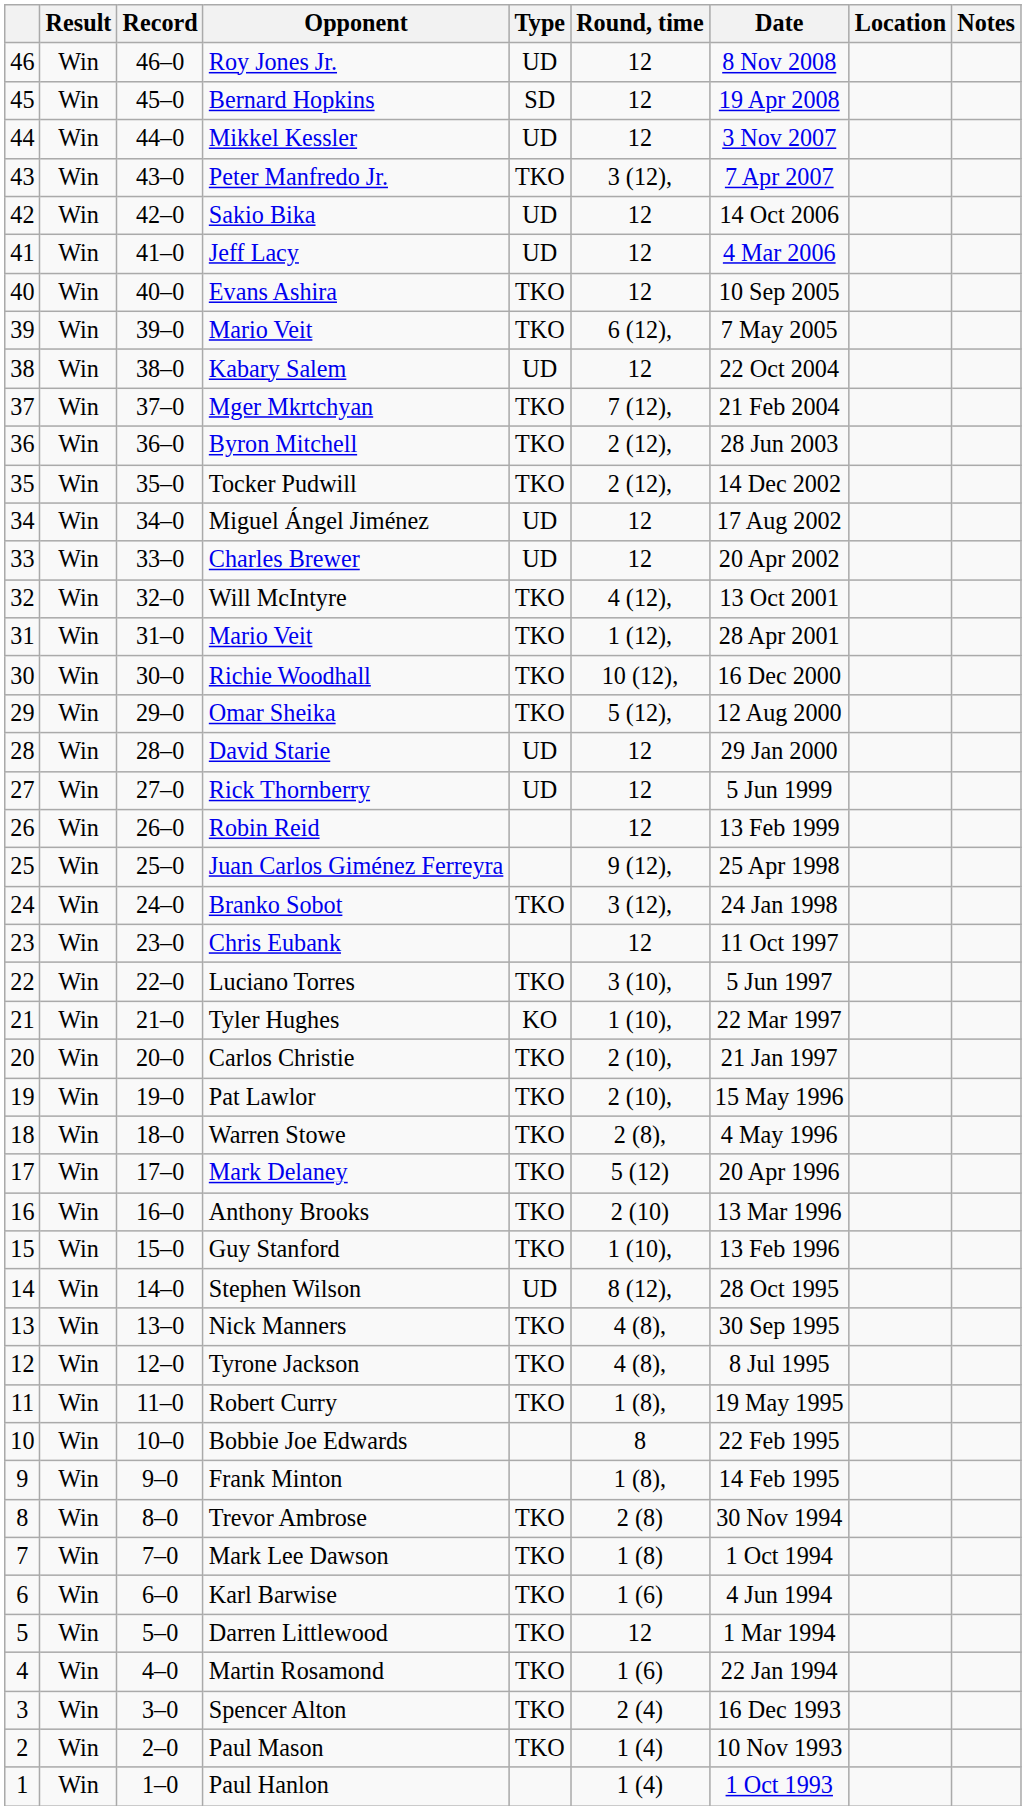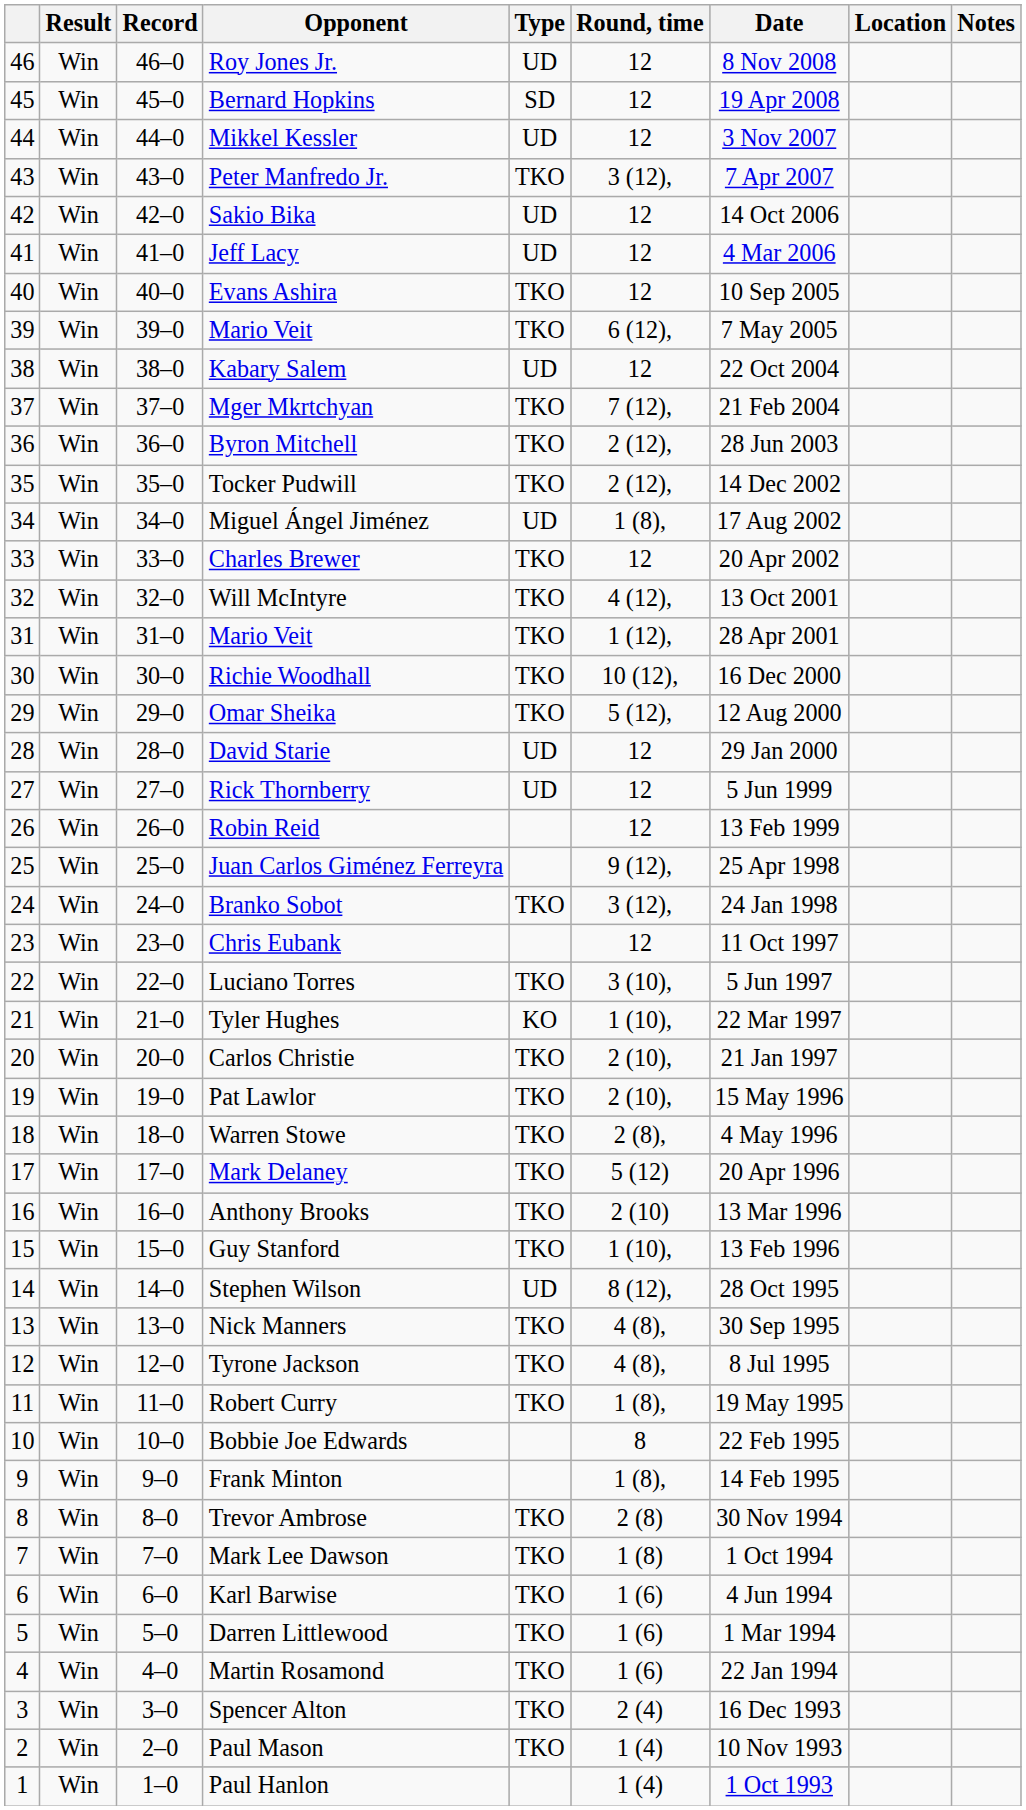(640, 521) 12 -> (640, 521) 1 (8),
(540, 560) UD -> (540, 560) TKO
(640, 1632) 12 -> (640, 1632) 1 (6)
